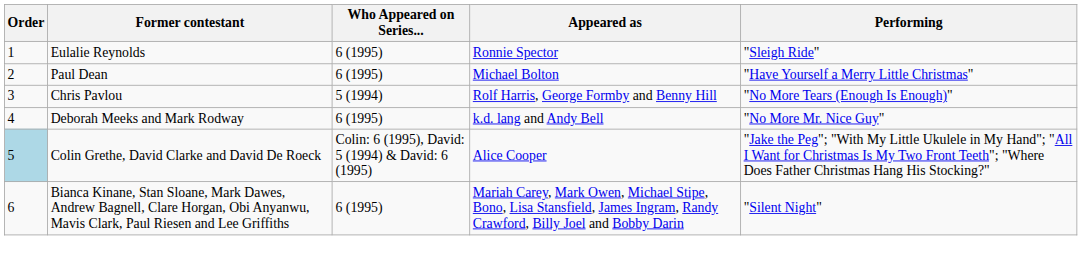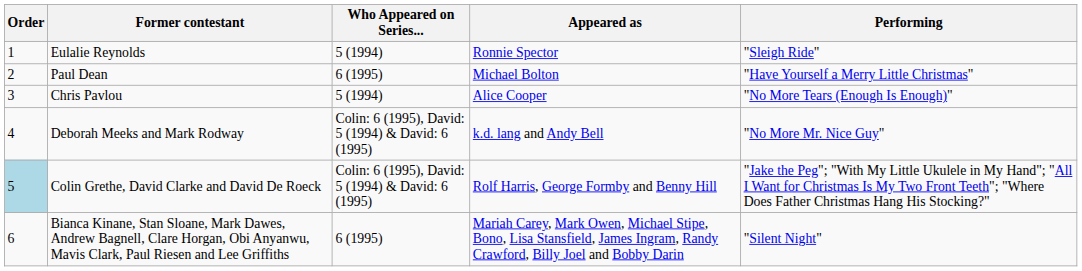(359, 52) 6 (1995) -> (359, 52) 5 (1994)
(595, 96) Rolf Harris, George Formby and Benny Hill -> (510, 96) Alice Cooper
(359, 118) 6 (1995) -> (400, 133) Colin: 6 (1995), David: 5 (1994) & David: 6 (1995)
(510, 155) Alice Cooper -> (595, 186) Rolf Harris, George Formby and Benny Hill
